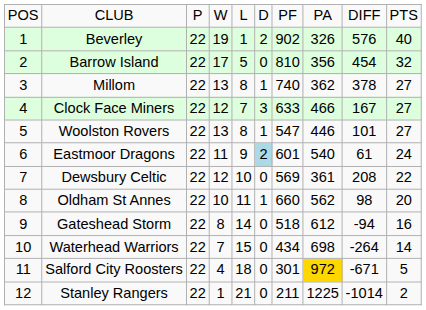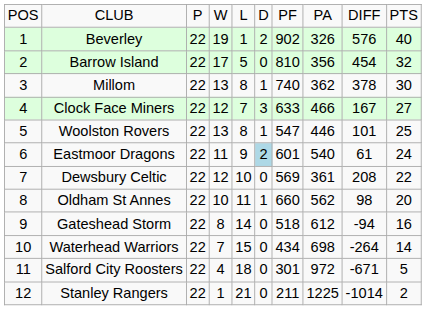(404, 85) 27 -> (404, 85) 30
(404, 131) 27 -> (404, 131) 25
(323, 270) gold background -> (323, 270) no background
